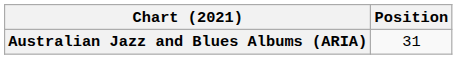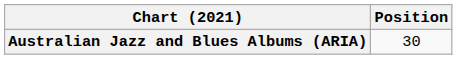(411, 42) 31 -> (411, 42) 30
